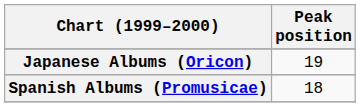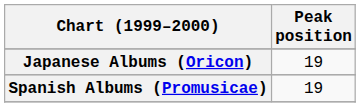(314, 88) 18 -> (314, 88) 19
